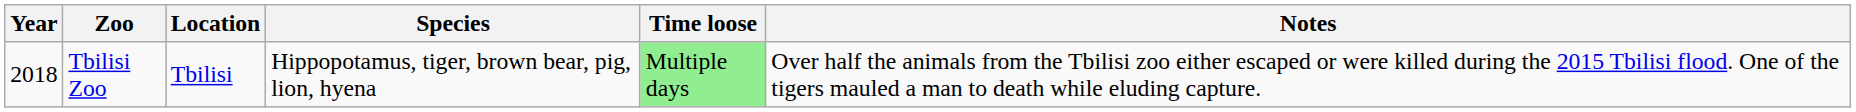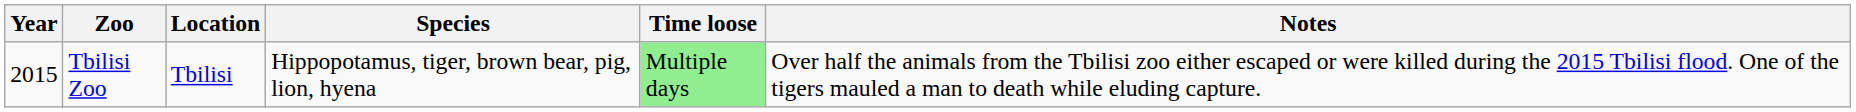(34, 74) 2018 -> (34, 74) 2015
